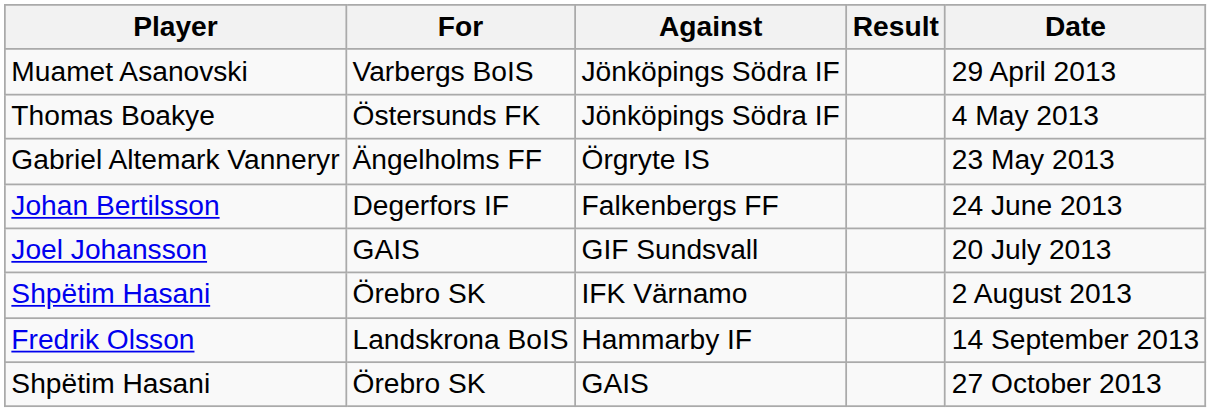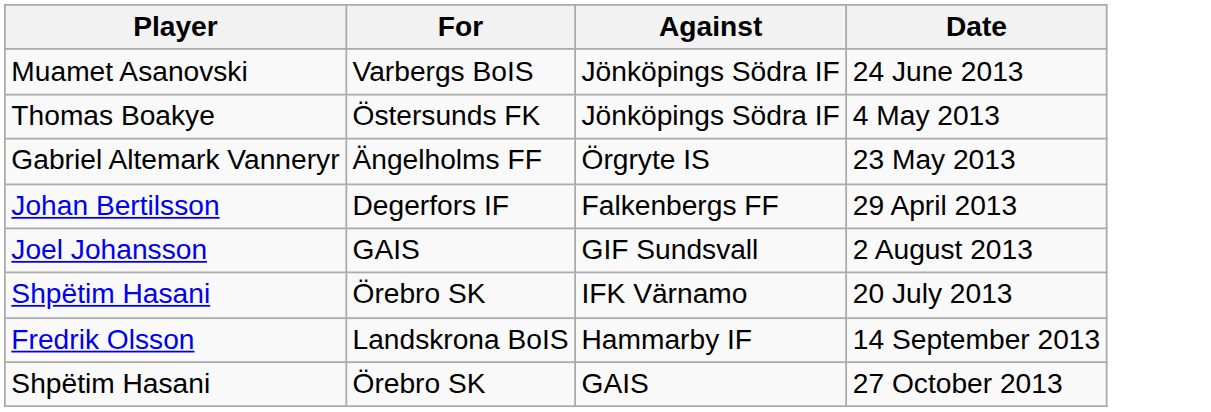- column: (896, 26)
(1034, 71) 29 April 2013 -> (938, 71) 24 June 2013
(1037, 205) 24 June 2013 -> (935, 205) 29 April 2013
(1032, 250) 20 July 2013 -> (943, 250) 2 August 2013
(1042, 294) 2 August 2013 -> (933, 294) 20 July 2013
